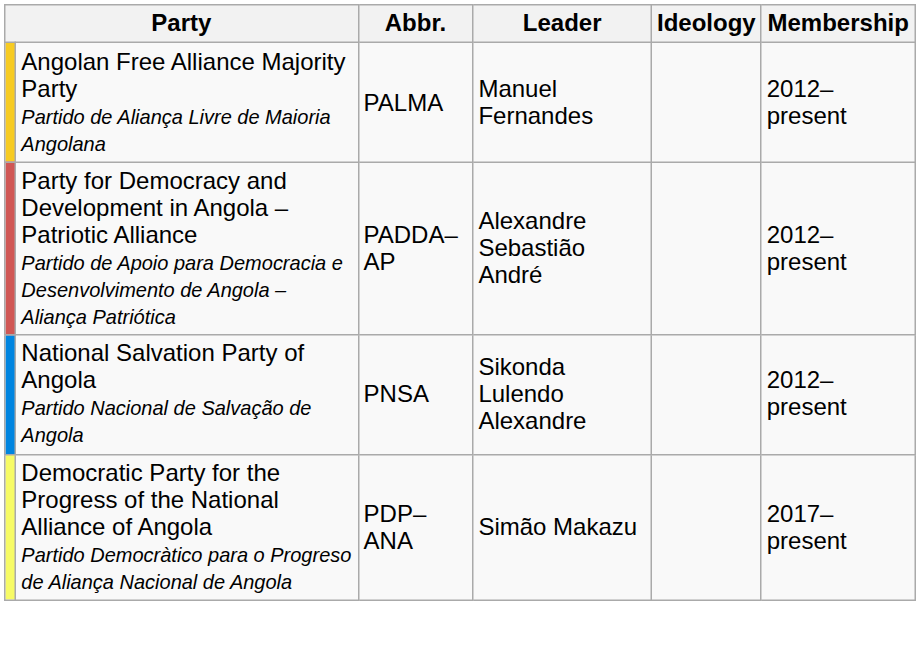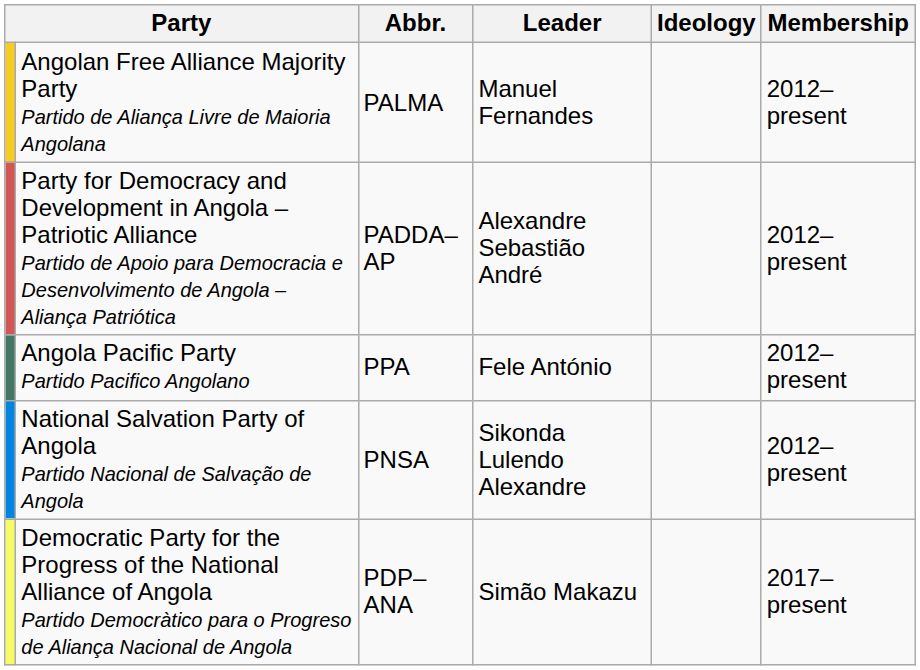+ row: (135, 367)
